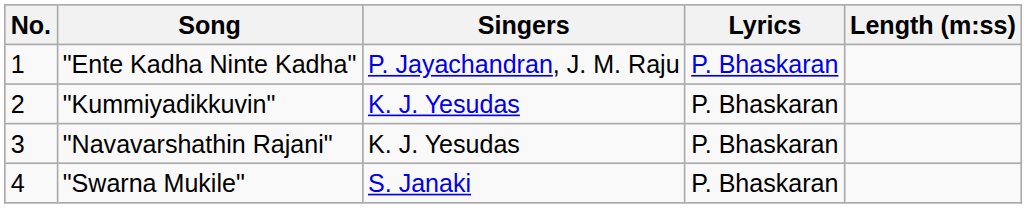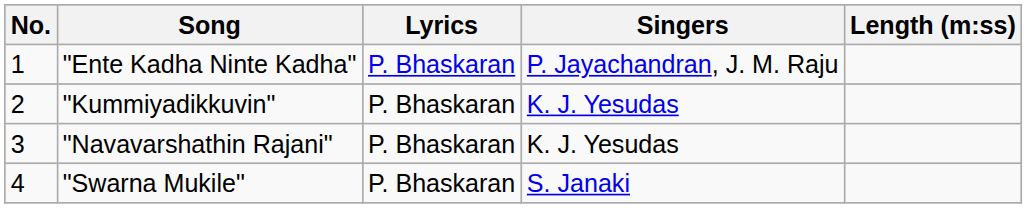columns swapped: (524, 25) <-> (765, 25)
